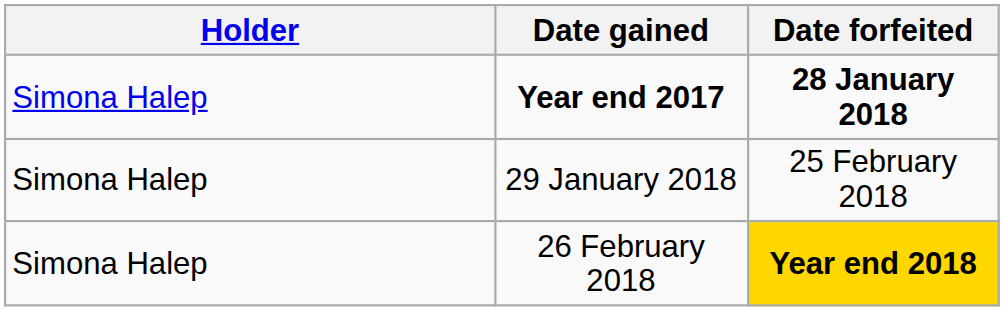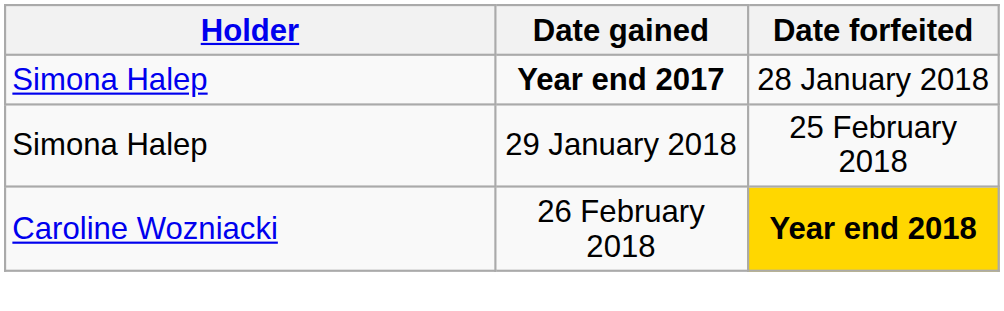(873, 96) bold -> (873, 79) normal
(110, 264) Simona Halep -> (145, 229) Caroline Wozniacki
